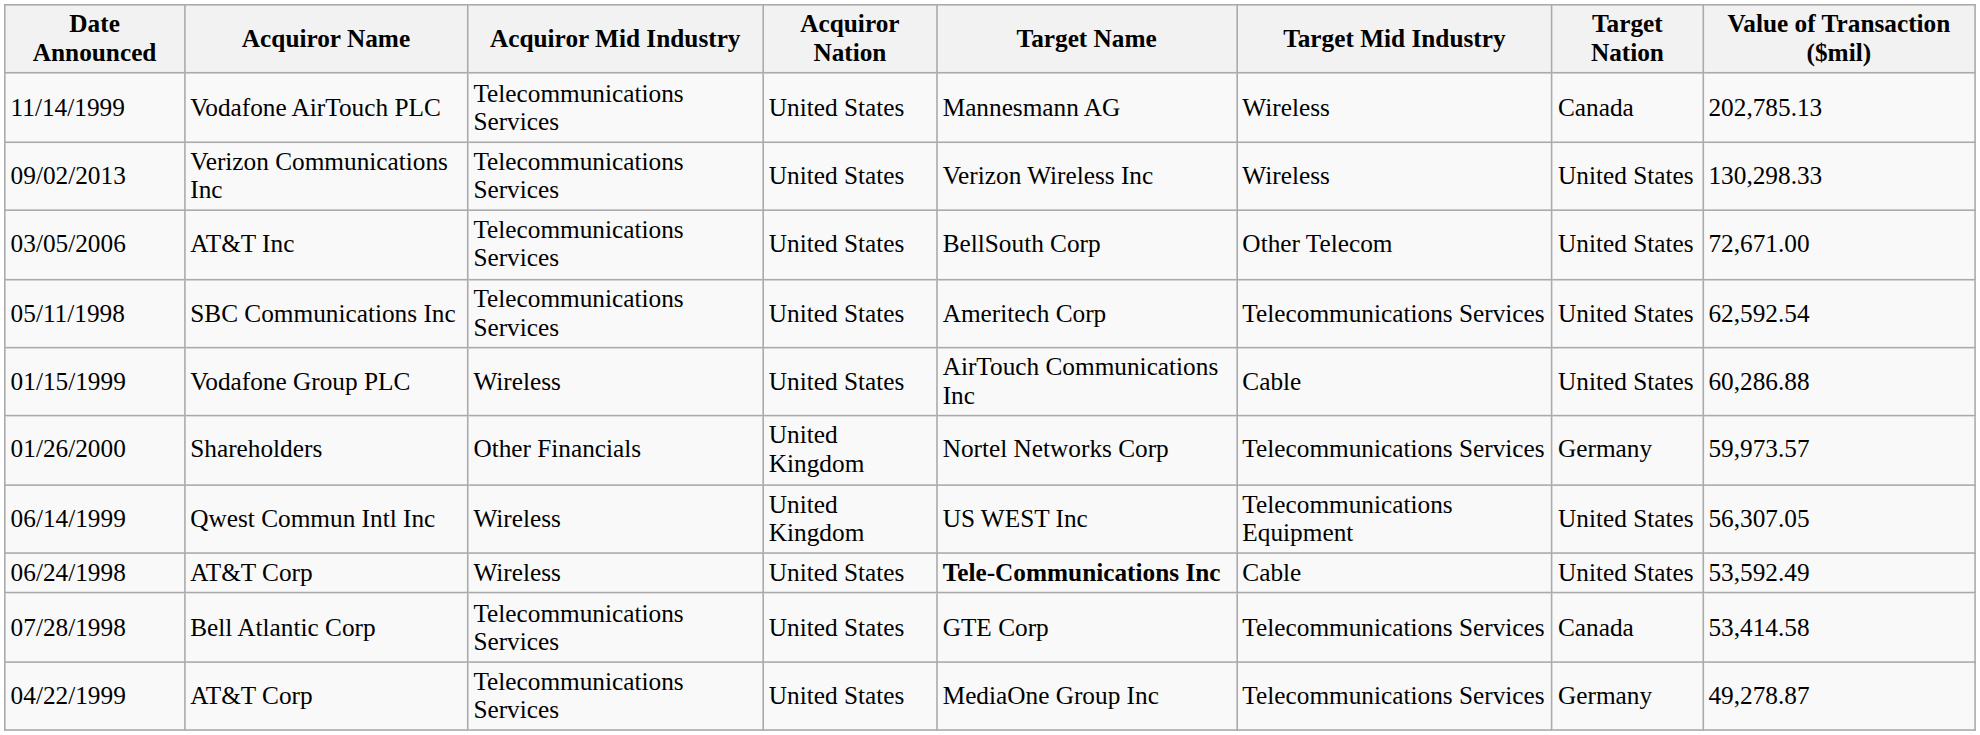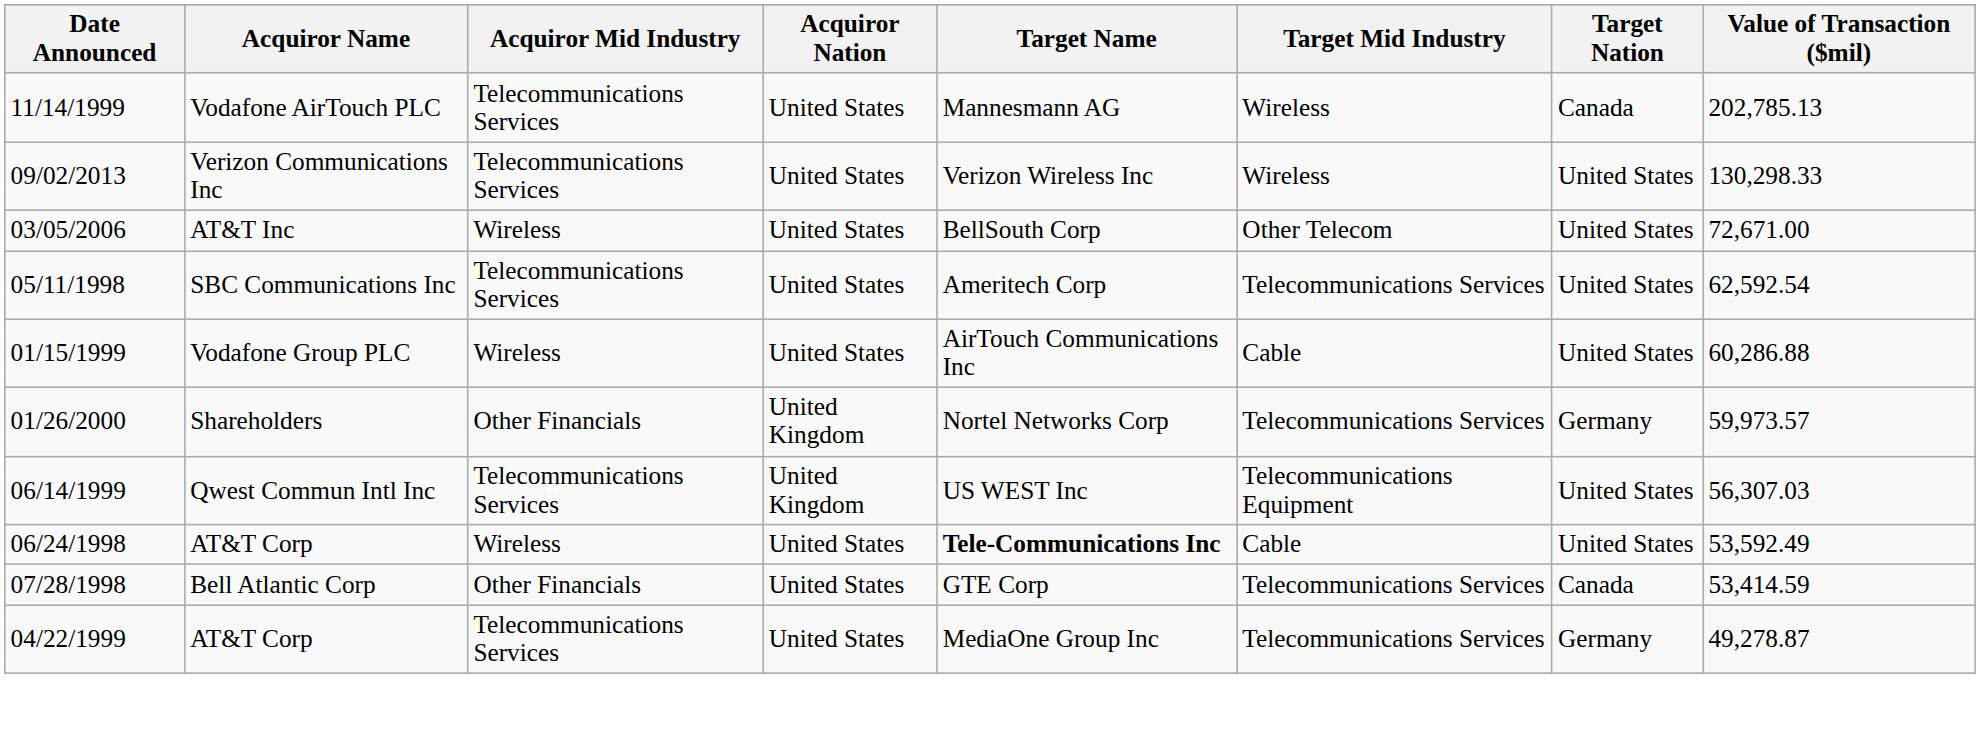(579, 244) Telecommunications Services -> (517, 230) Wireless
(517, 518) Wireless -> (579, 490) Telecommunications Services
(1759, 518) 56,307.05 -> (1759, 490) 56,307.03
(579, 627) Telecommunications Services -> (557, 584) Other Financials
(1759, 627) 53,414.58 -> (1759, 584) 53,414.59
